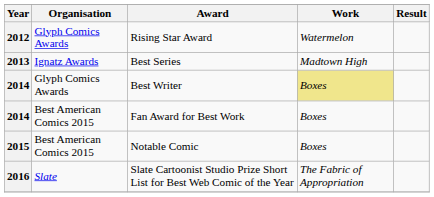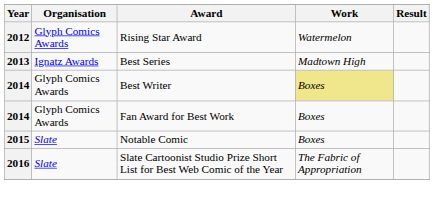(68, 115) Best American Comics 2015 -> (67, 115) Glyph Comics Awards
(68, 146) Best American Comics 2015 -> (46, 139) Slate
